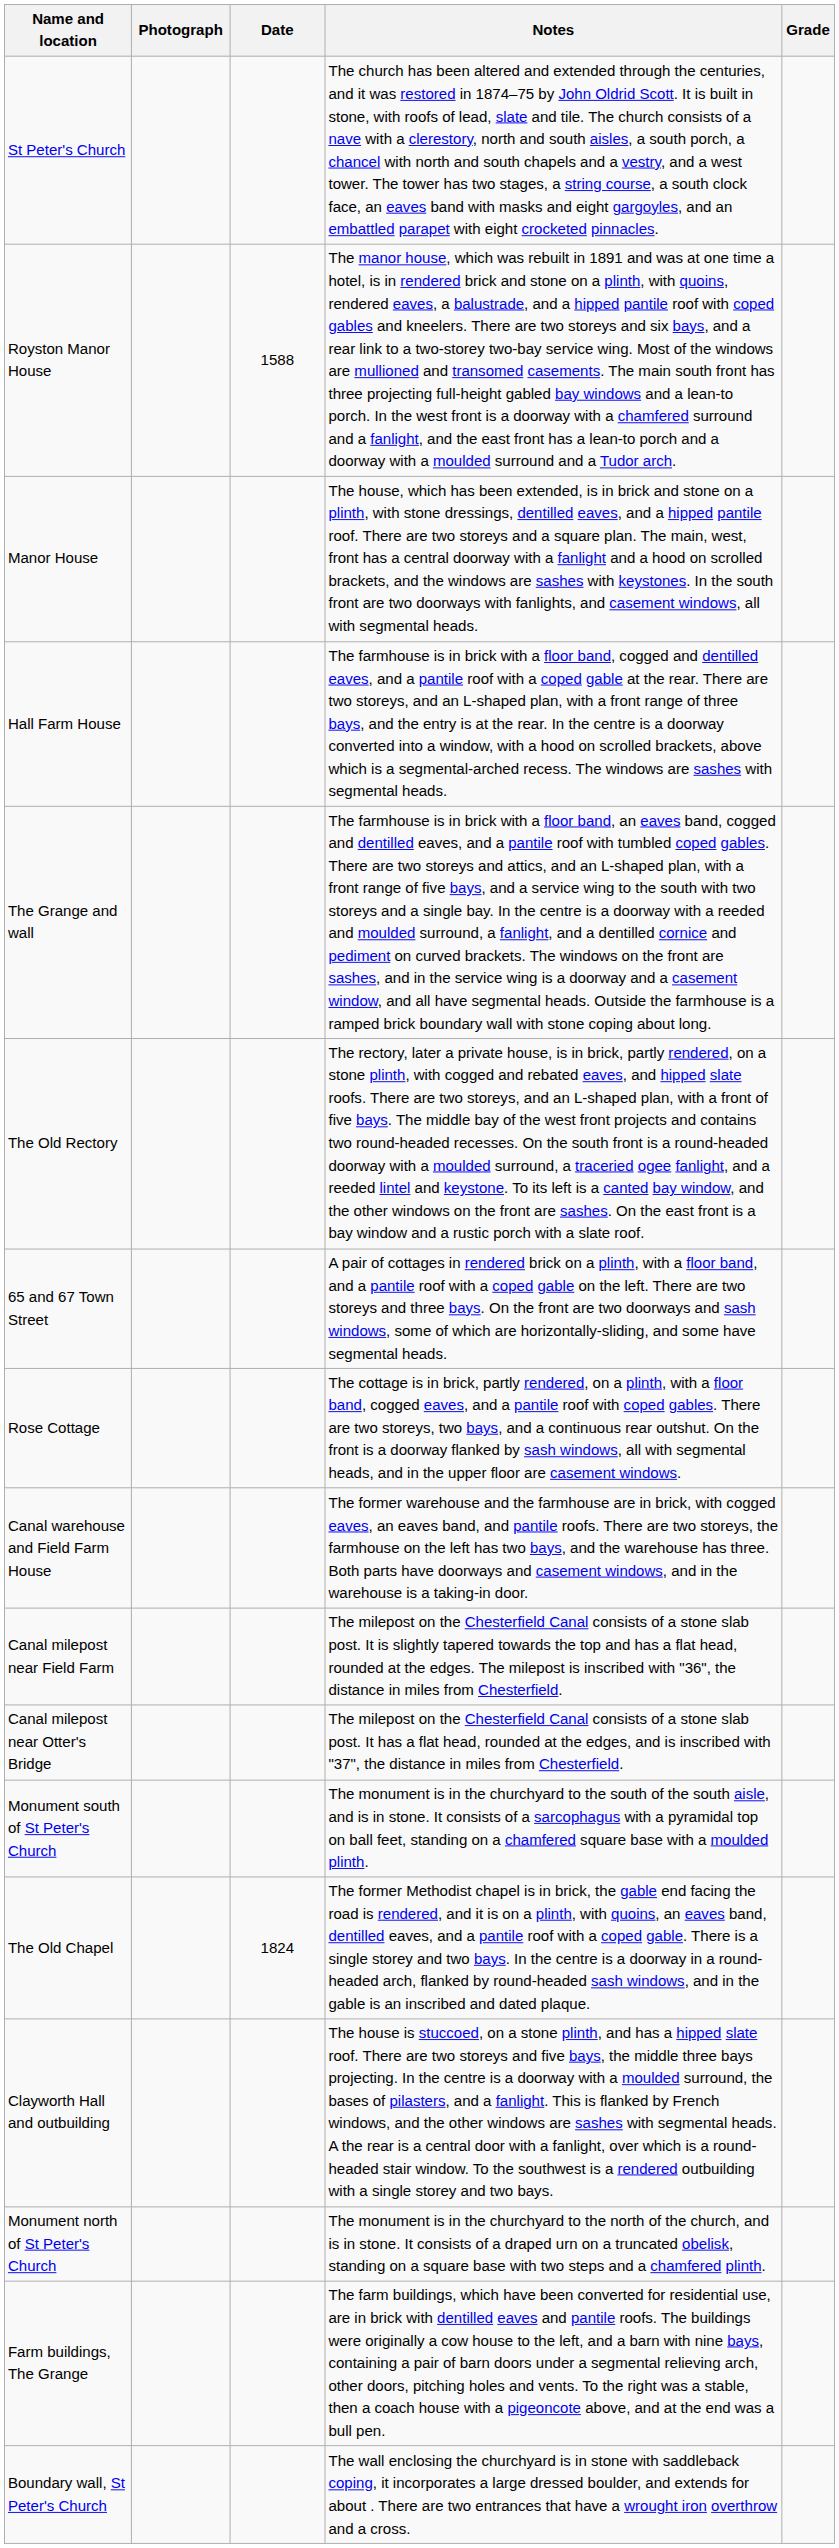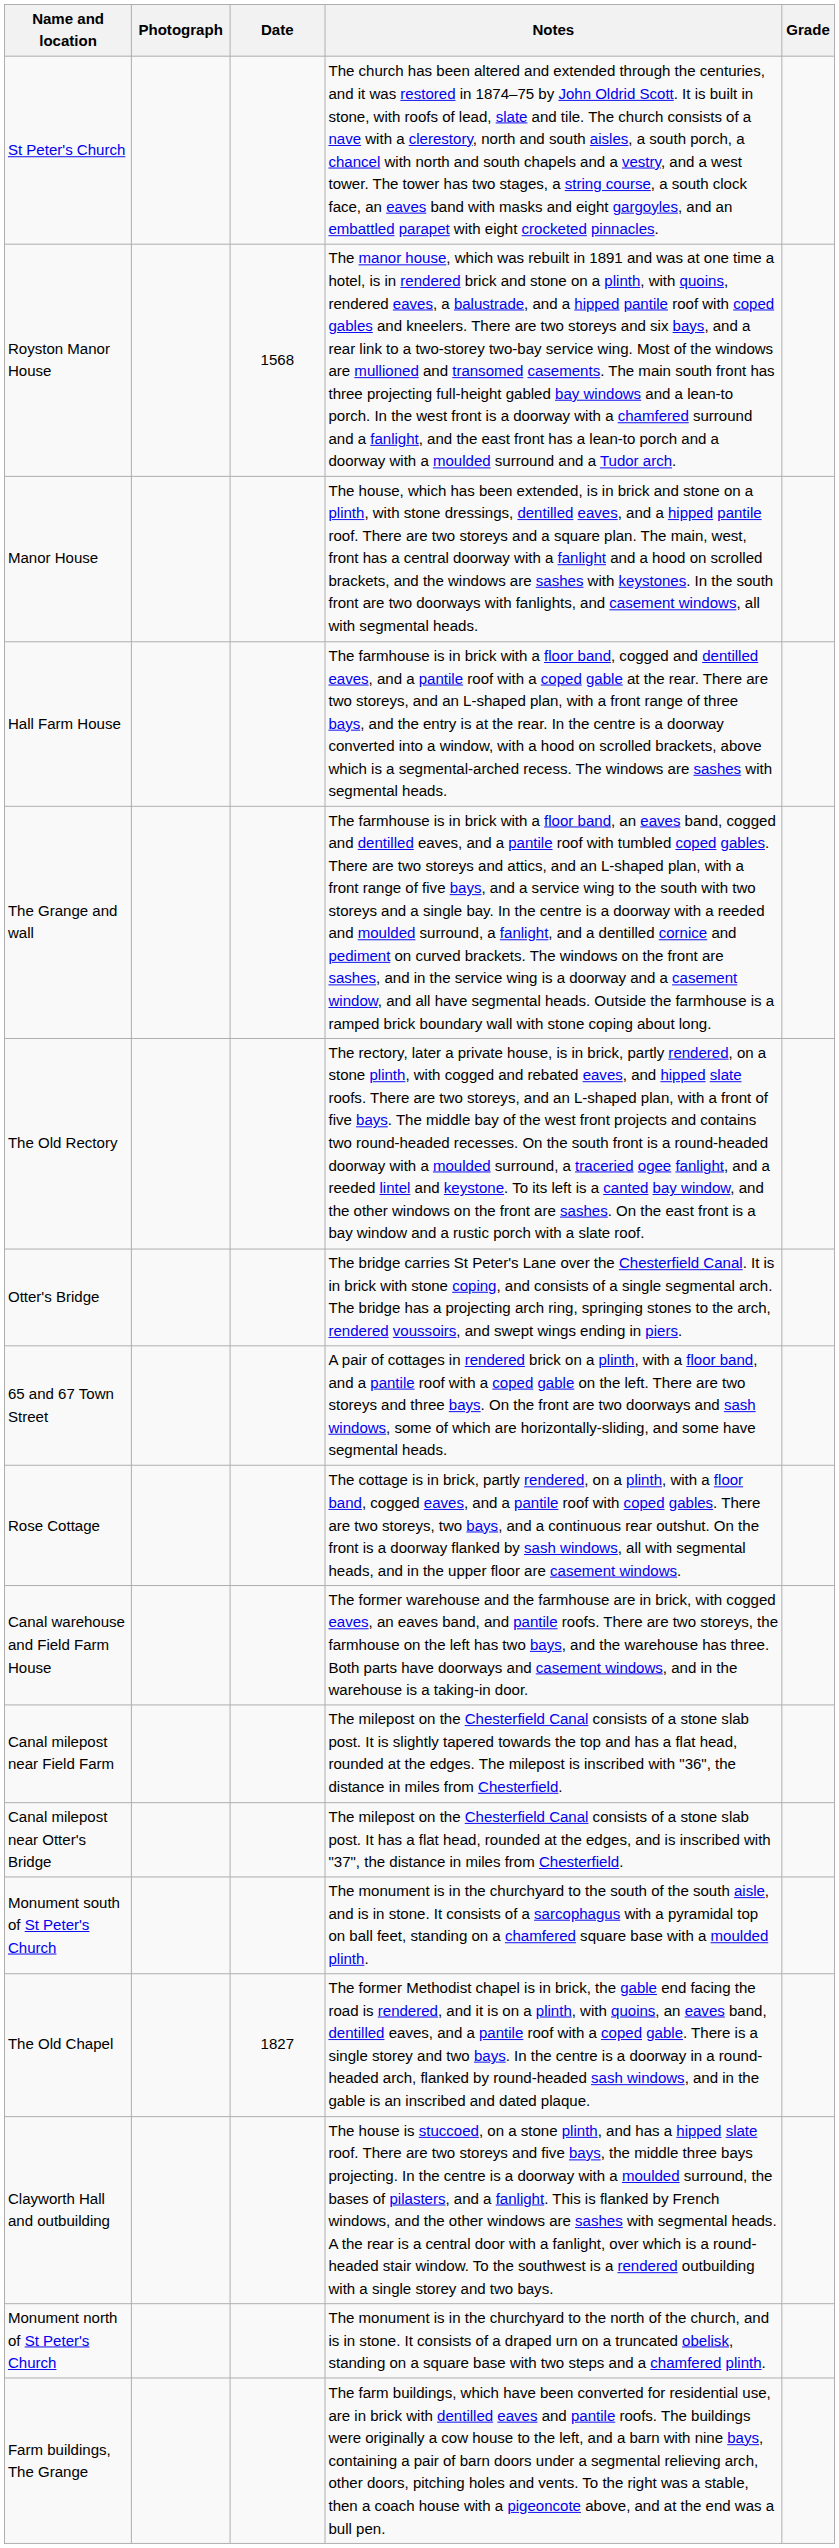(277, 360) 1588 -> (277, 360) 1568
+ row: (54, 1297)
(277, 1948) 1824 -> (277, 2045) 1827
- row: (66, 2494)
